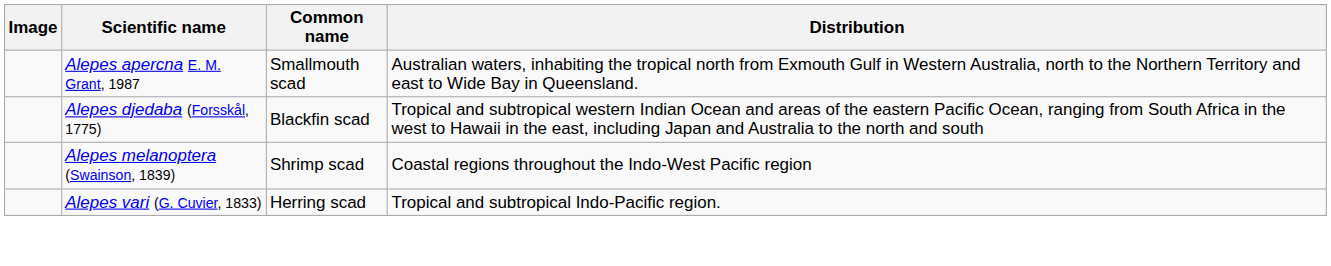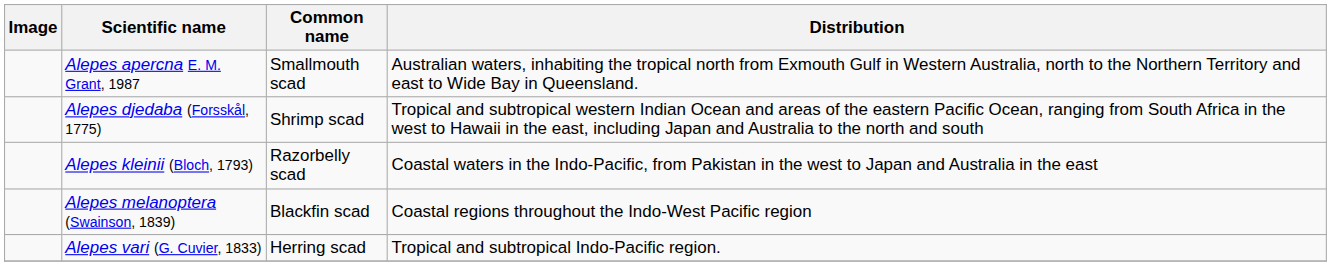(320, 119) Blackfin scad -> (317, 119) Shrimp scad
+ row: (159, 165)
(317, 165) Shrimp scad -> (320, 211) Blackfin scad
